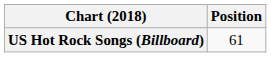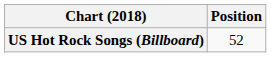(236, 39) 61 -> (236, 39) 52
